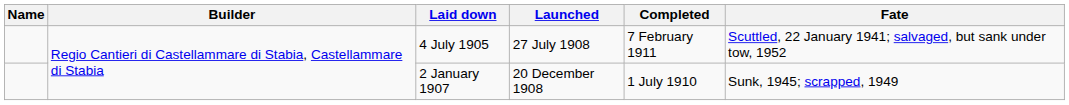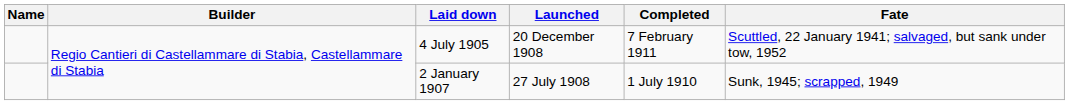(551, 44) 27 July 1908 -> (554, 44) 20 December 1908
(554, 81) 20 December 1908 -> (551, 81) 27 July 1908
